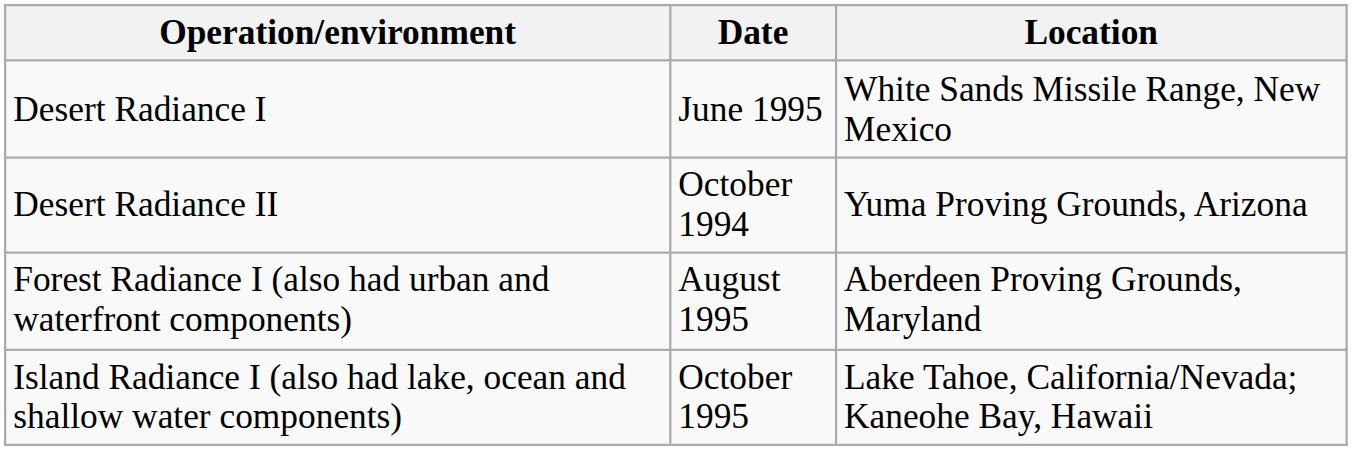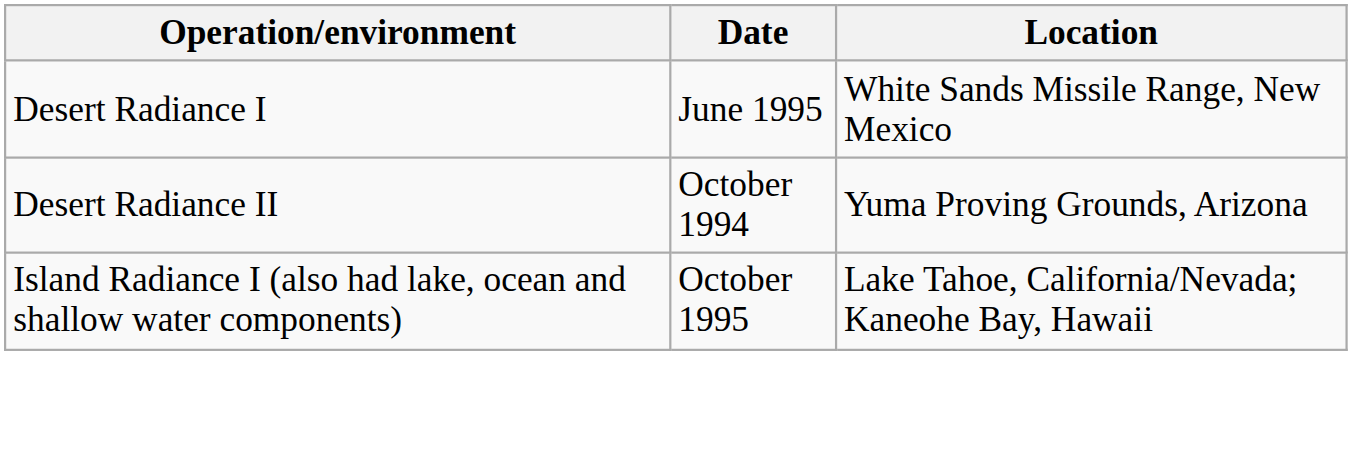- row: (281, 300)
